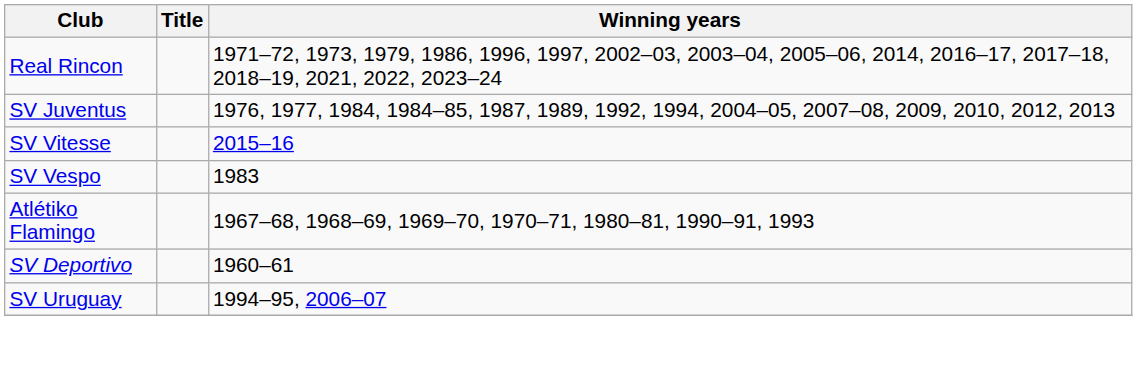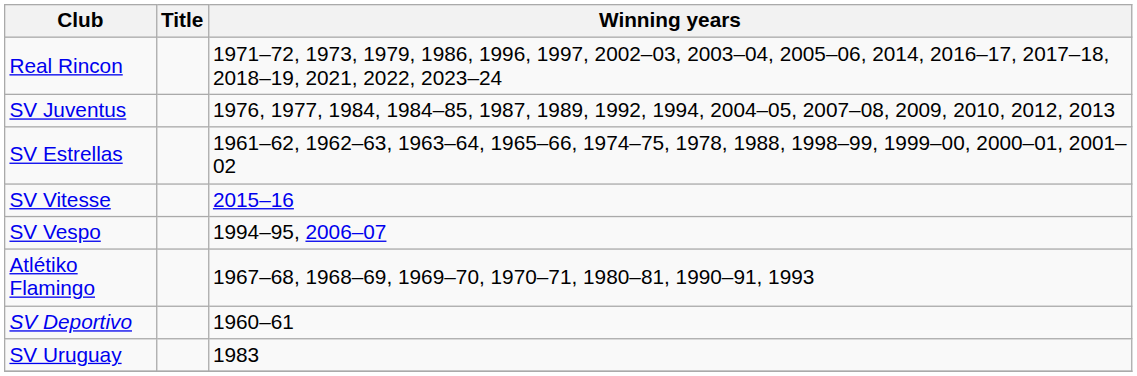+ row: (66, 155)
(236, 176) 1983 -> (300, 232) 1994–95, 2006–07
(300, 298) 1994–95, 2006–07 -> (236, 355) 1983
